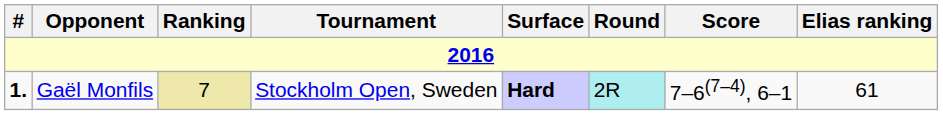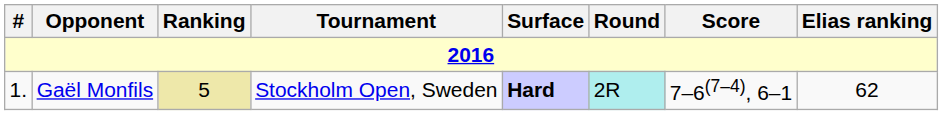(18, 90) bold -> (18, 90) normal
(204, 90) 7 -> (204, 90) 5
(867, 90) 61 -> (867, 90) 62
